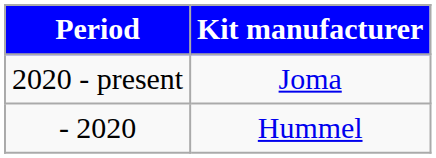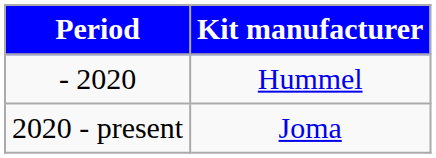rows swapped: (98, 128) <-> (98, 78)
